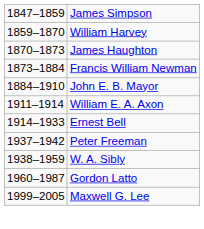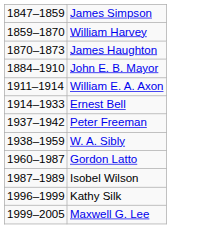- row: (133, 68)
+ row: (104, 178)
+ row: (96, 196)
